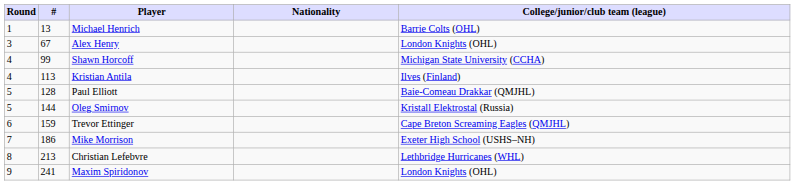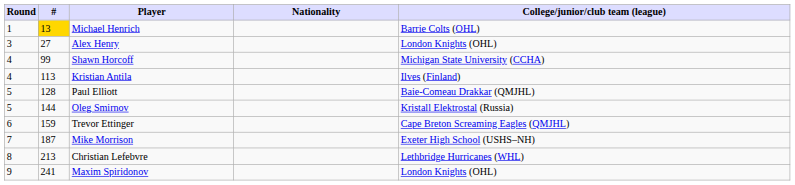(45, 28) no background -> (45, 28) gold background
(45, 44) 67 -> (45, 44) 27
(48, 140) 186 -> (48, 140) 187
